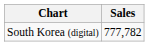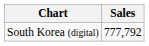(123, 31) 777,782 -> (123, 31) 777,792
